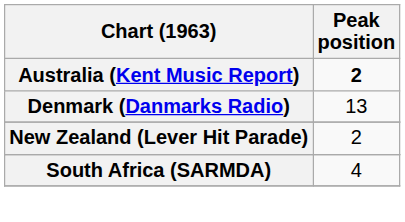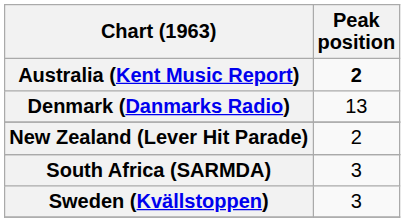(356, 169) 4 -> (356, 169) 3
+ row: (159, 201)
